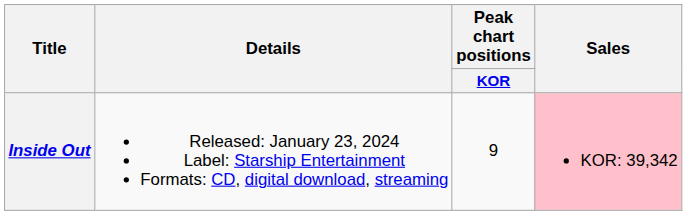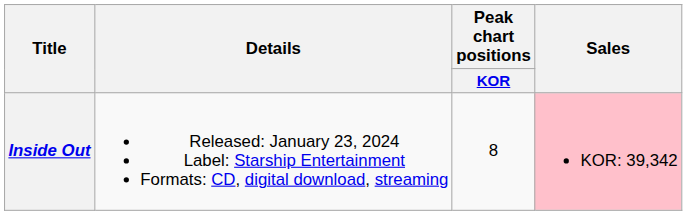(493, 151) 9 -> (493, 151) 8
